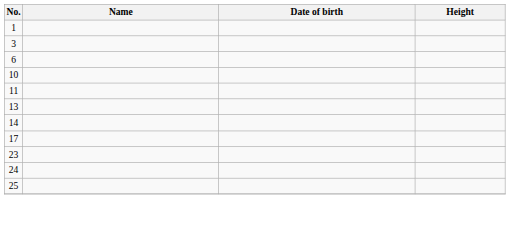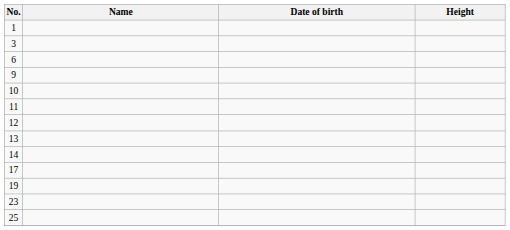+ row: (14, 75)
+ row: (14, 123)
+ row: (14, 186)
- row: (14, 170)
